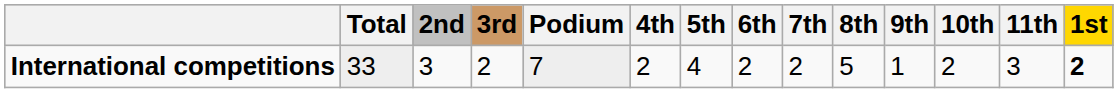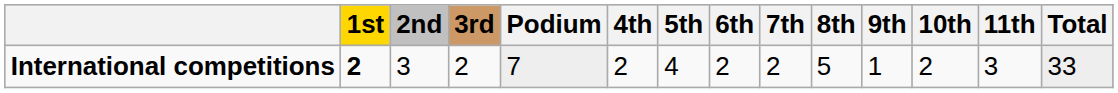columns swapped: (1089, 25) <-> (377, 25)
